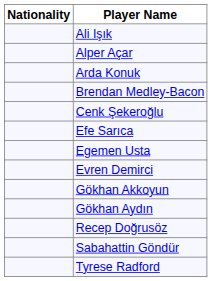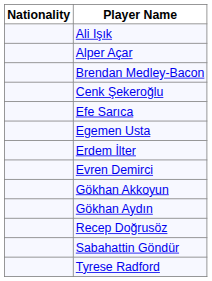- row: (108, 72)
+ row: (106, 150)
